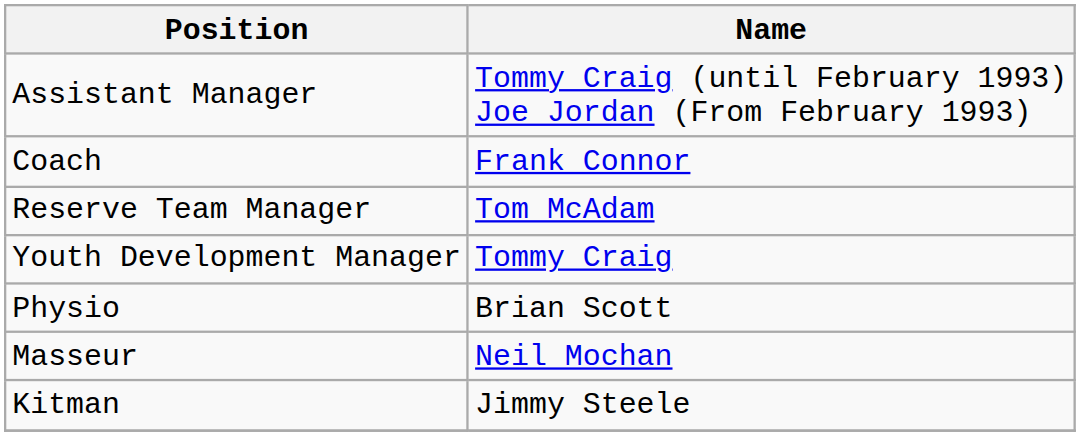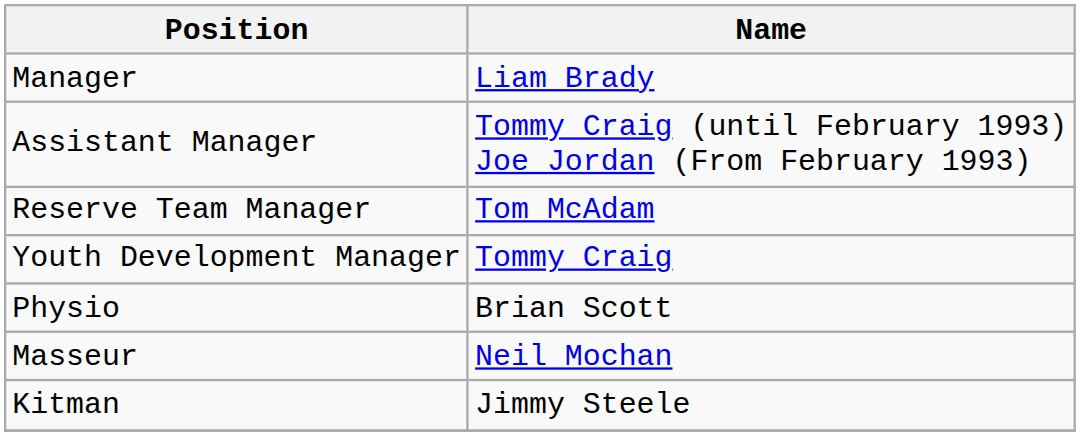+ row: (75, 78)
- row: (57, 161)
